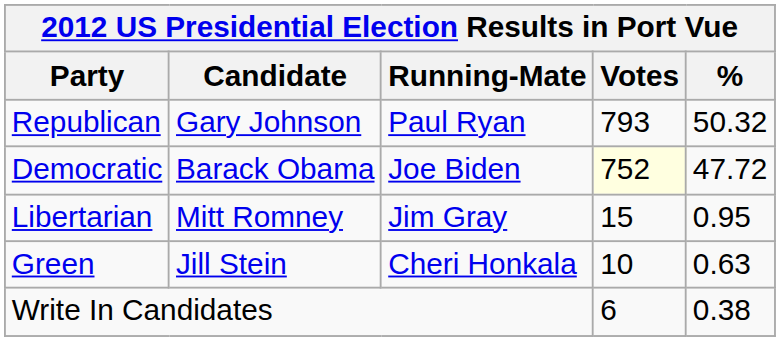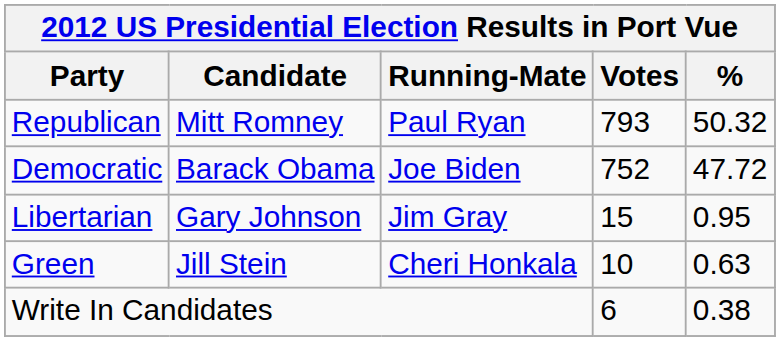(269, 122) Gary Johnson -> (260, 122) Mitt Romney
(625, 169) lightyellow background -> (625, 169) no background
(260, 216) Mitt Romney -> (269, 216) Gary Johnson
